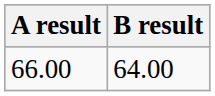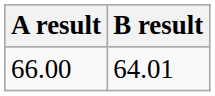(144, 68) 64.00 -> (144, 68) 64.01
